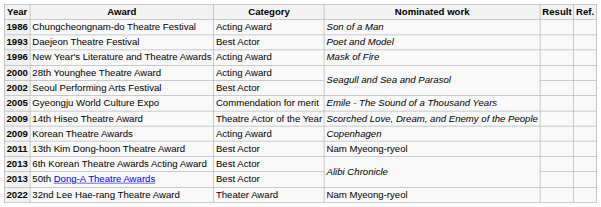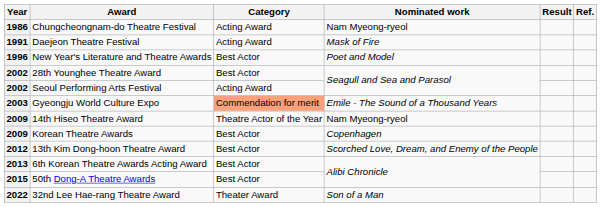(355, 27) Son of a Man -> (367, 27) Nam Myeong-ryeol
(17, 42) 1993 -> (17, 42) 1991
(238, 42) Best Actor -> (244, 42) Acting Award
(360, 42) Poet and Model -> (353, 42) Mask of Fire
(244, 57) Acting Award -> (238, 57) Best Actor
(353, 57) Mask of Fire -> (360, 57) Poet and Model
(17, 73) 2000 -> (17, 73) 2002
(244, 73) Acting Award -> (238, 73) Best Actor
(238, 88) Best Actor -> (244, 88) Acting Award
(17, 103) 2005 -> (17, 103) 2003
(267, 103) no background -> (267, 103) lightsalmon background
(432, 118) Scorched Love, Dream, and Enemy of the People -> (367, 118) Nam Myeong-ryeol
(244, 133) Acting Award -> (238, 133) Best Actor
(17, 149) 2011 -> (17, 149) 2012
(367, 149) Nam Myeong-ryeol -> (432, 149) Scorched Love, Dream, and Enemy of the People
(17, 179) 2013 -> (17, 179) 2015
(367, 194) Nam Myeong-ryeol -> (355, 194) Son of a Man
